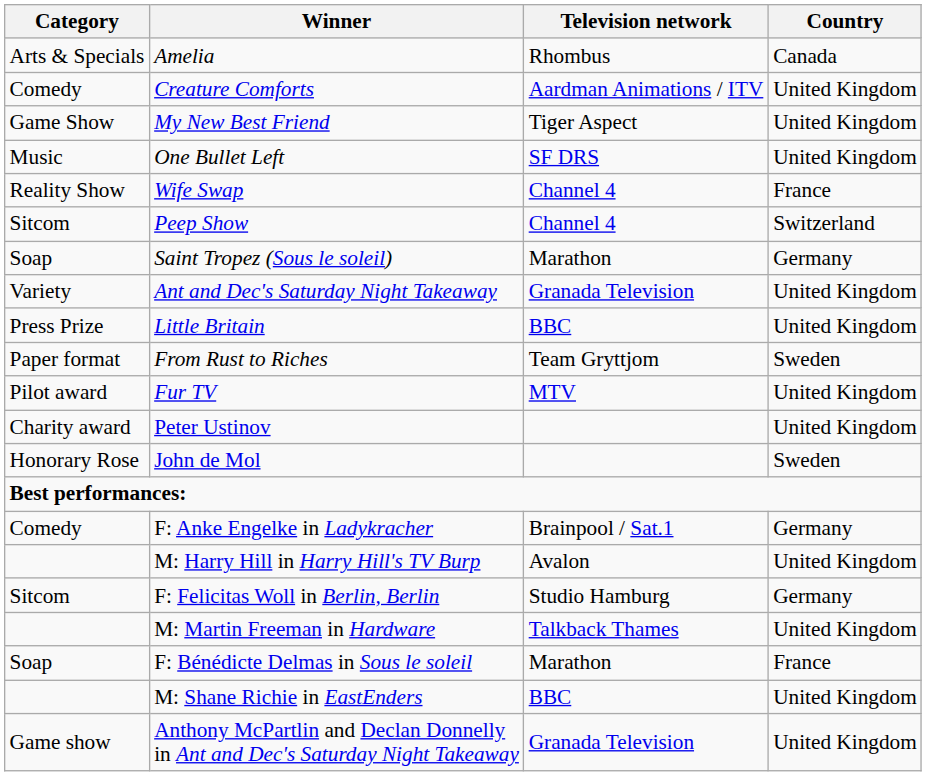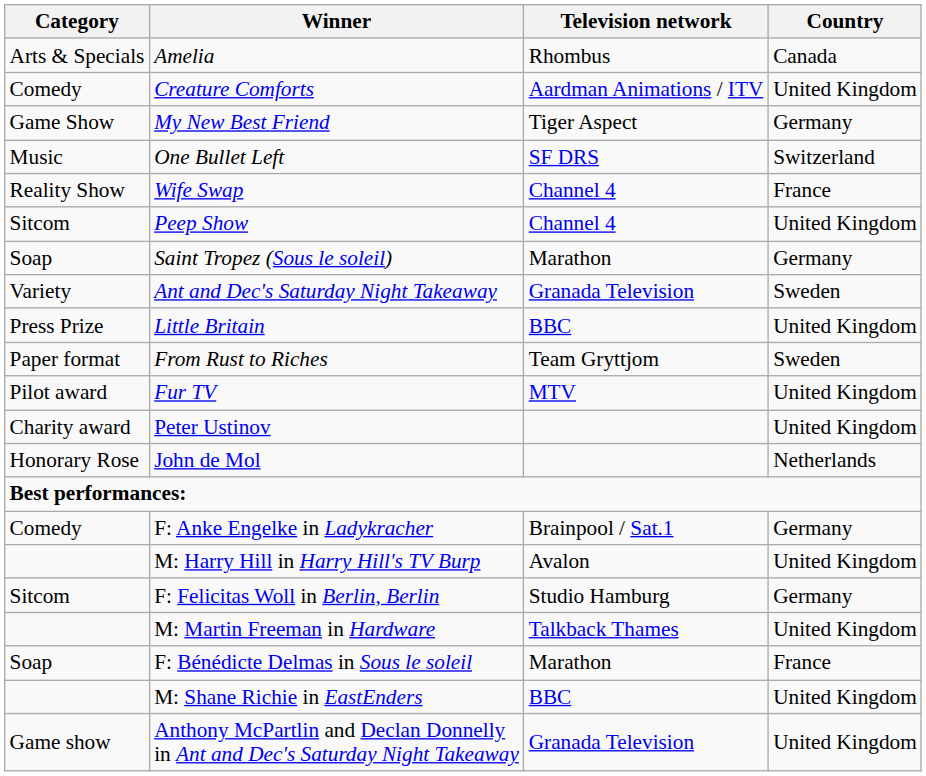(845, 122) United Kingdom -> (813, 122) Germany
(845, 156) United Kingdom -> (824, 156) Switzerland
(824, 223) Switzerland -> (845, 223) United Kingdom
(845, 291) United Kingdom -> (807, 291) Sweden
(807, 460) Sweden -> (825, 460) Netherlands
